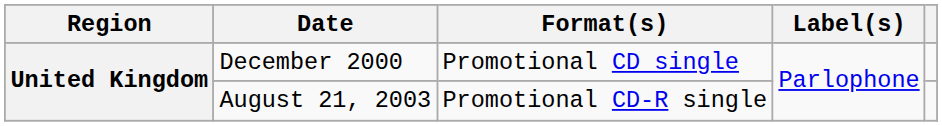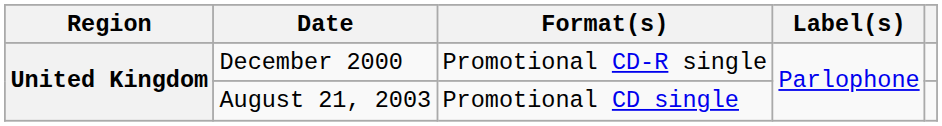(591, 62) Promotional CD single -> (605, 62) Promotional CD-R single
(605, 101) Promotional CD-R single -> (591, 101) Promotional CD single
